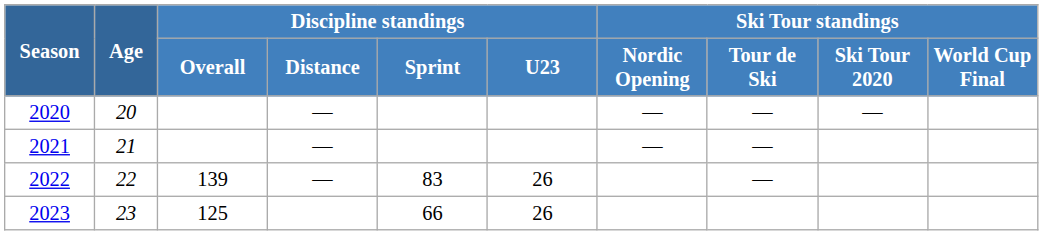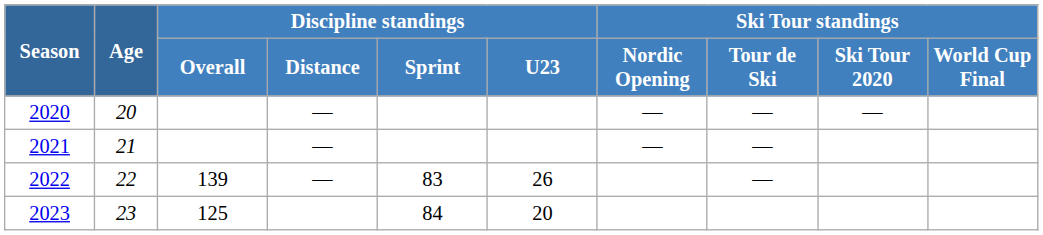(433, 213) 66 -> (433, 213) 84
(542, 213) 26 -> (542, 213) 20
